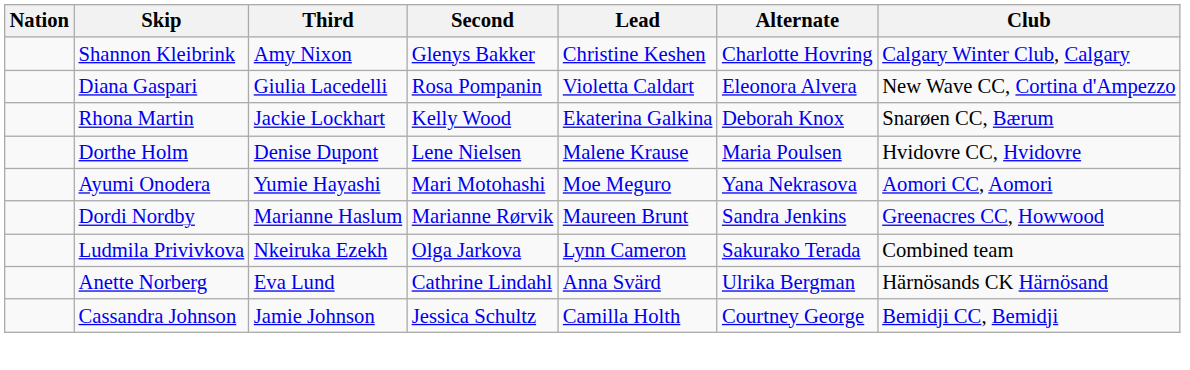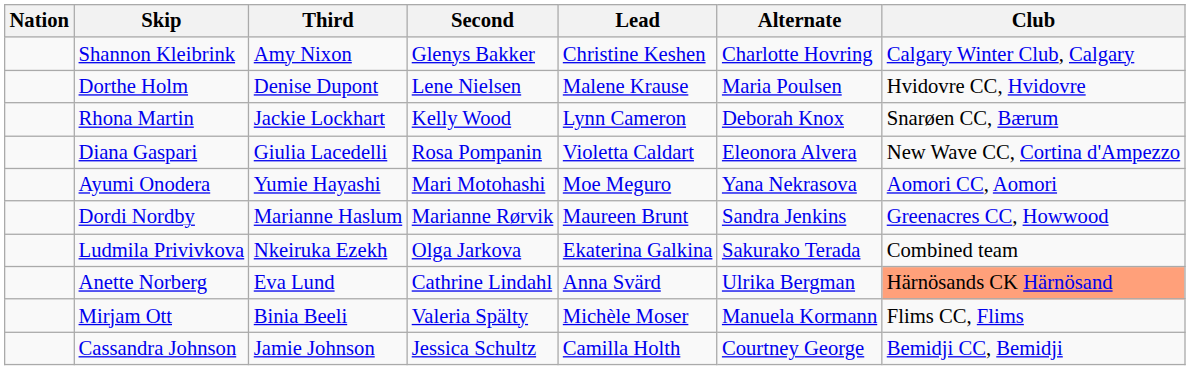rows swapped: (133, 151) <-> (138, 86)
(638, 119) Ekaterina Galkina -> (624, 119) Lynn Cameron
(624, 250) Lynn Cameron -> (638, 250) Ekaterina Galkina
(995, 282) no background -> (1000, 282) lightsalmon background
+ row: (125, 315)
